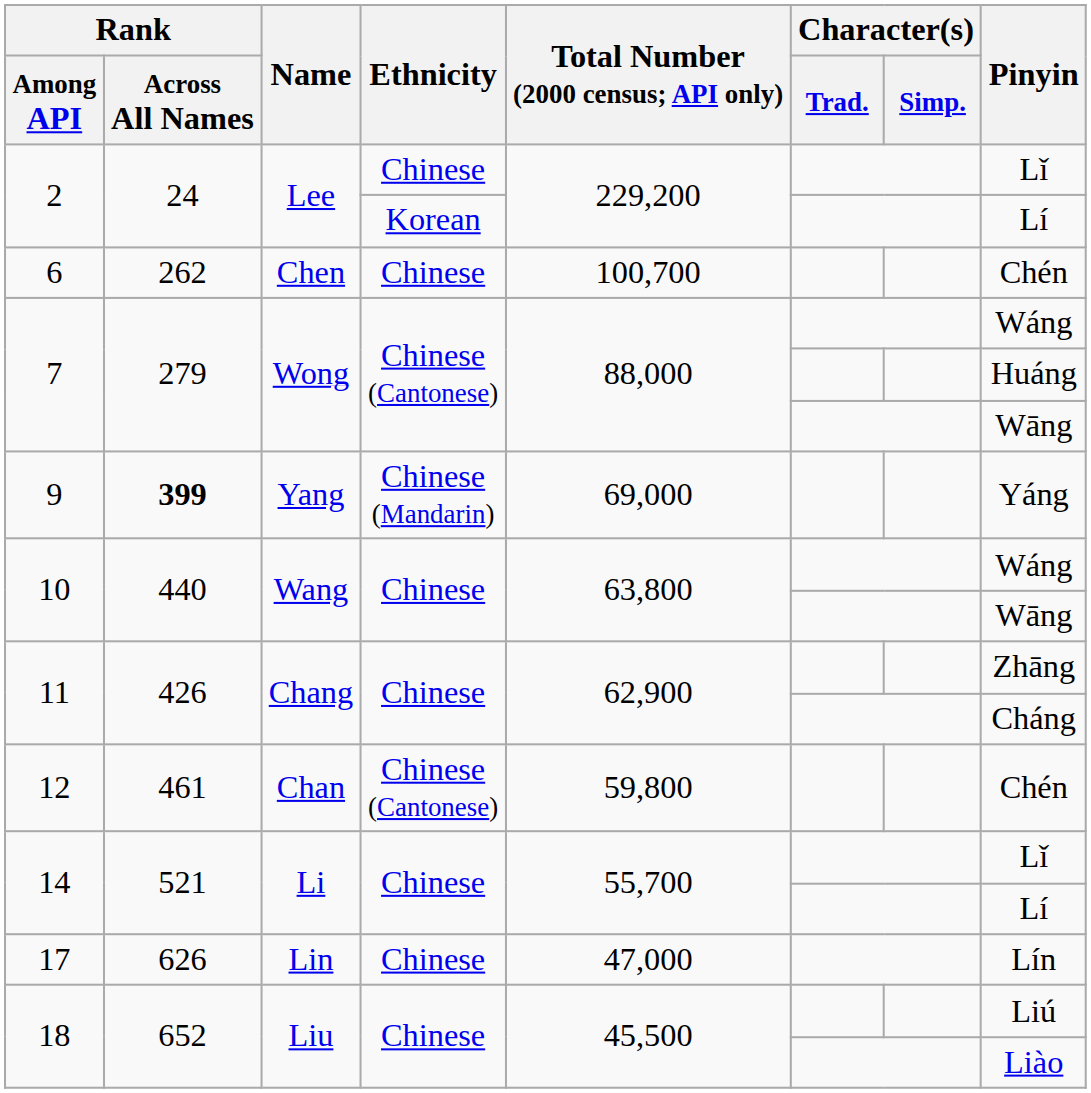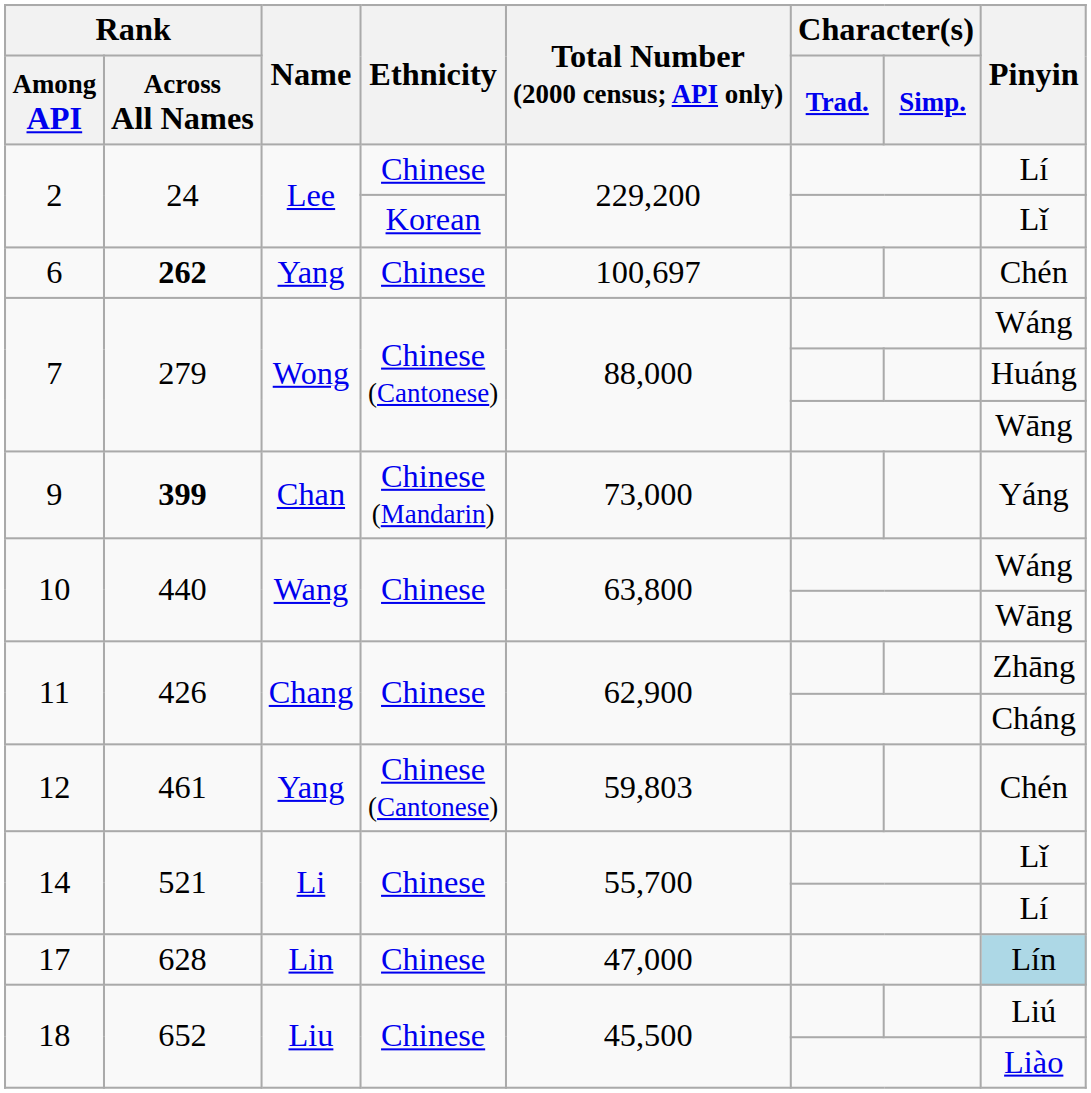(1034, 169) Lǐ -> (1034, 169) Lí
(1034, 220) Lí -> (1034, 220) Lǐ
(182, 271) normal -> (182, 271) bold
(311, 271) Chen -> (311, 271) Yang
(648, 271) 100,700 -> (648, 271) 100,697
(311, 494) Yang -> (311, 494) Chan
(648, 494) 69,000 -> (648, 494) 73,000
(311, 787) Chan -> (311, 787) Yang
(648, 787) 59,800 -> (648, 787) 59,803
(182, 959) 626 -> (182, 959) 628
(1034, 959) no background -> (1034, 959) lightblue background
